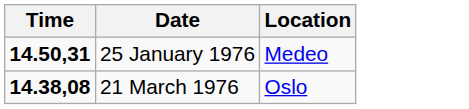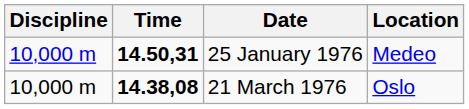+ column: (59, 20)
